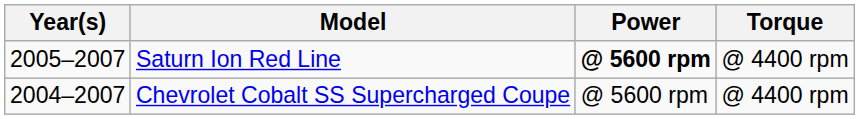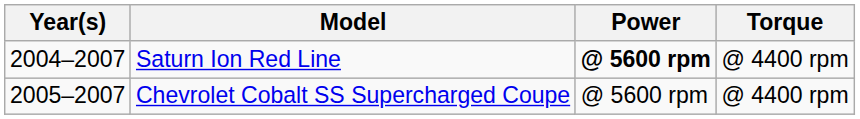(68, 59) 2005–2007 -> (68, 59) 2004–2007
(68, 95) 2004–2007 -> (68, 95) 2005–2007
